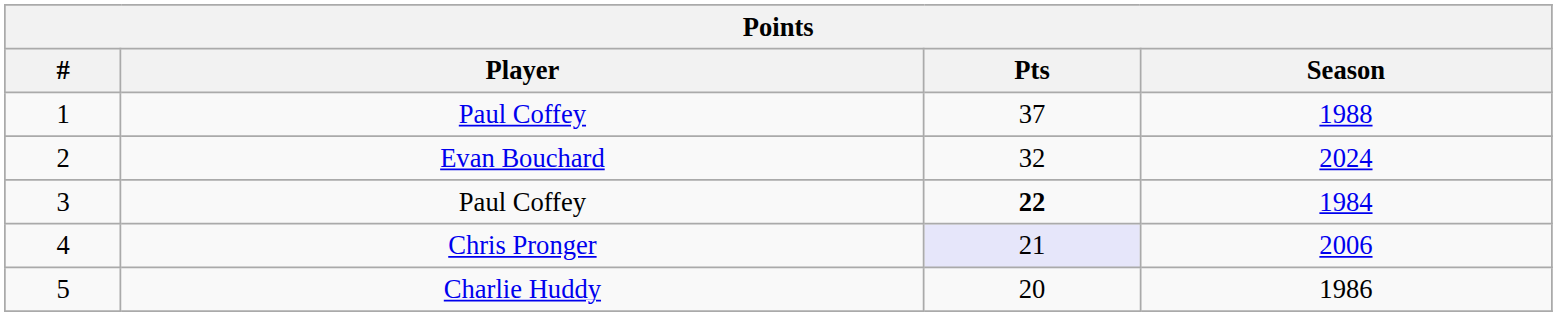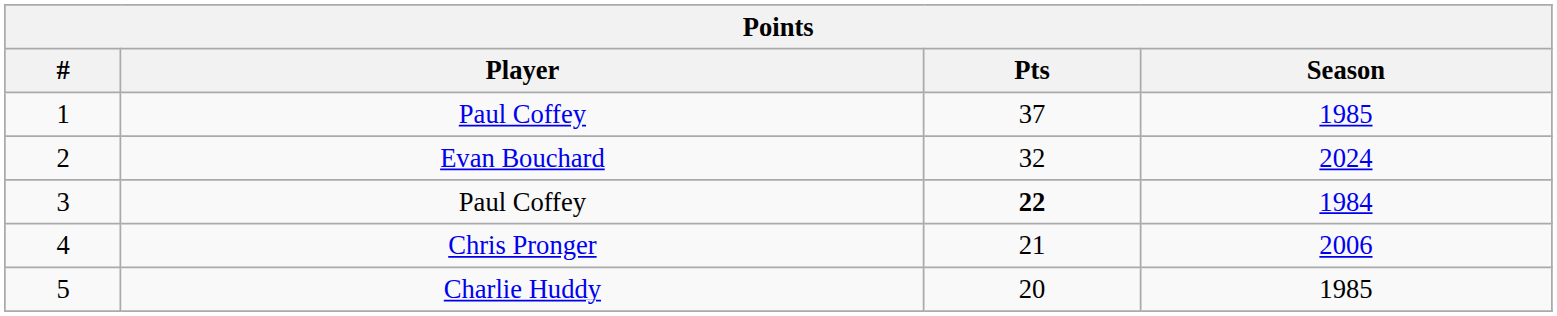(1346, 114) 1988 -> (1346, 114) 1985
(1032, 245) lavender background -> (1032, 245) no background
(1346, 289) 1986 -> (1346, 289) 1985
